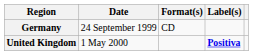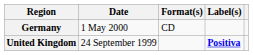(119, 27) 24 September 1999 -> (104, 27) 1 May 2000
(104, 43) 1 May 2000 -> (119, 43) 24 September 1999
